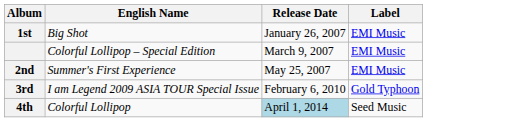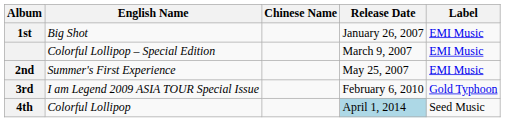+ column: (301, 13)
